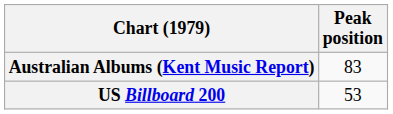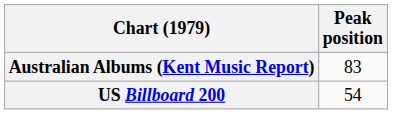(353, 94) 53 -> (353, 94) 54
